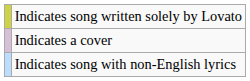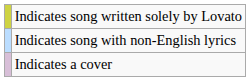rows swapped: (125, 64) <-> (63, 40)
